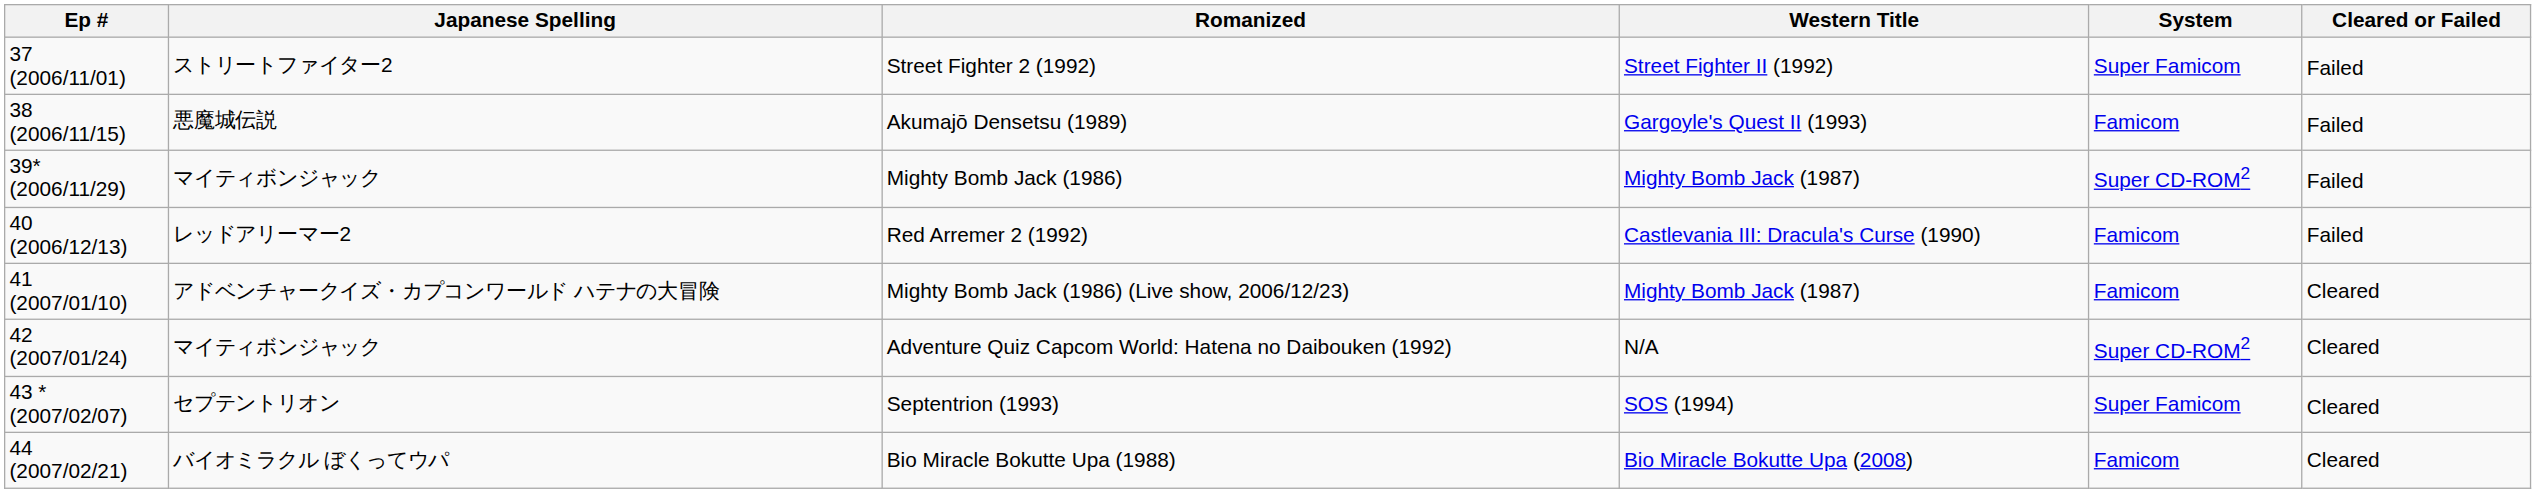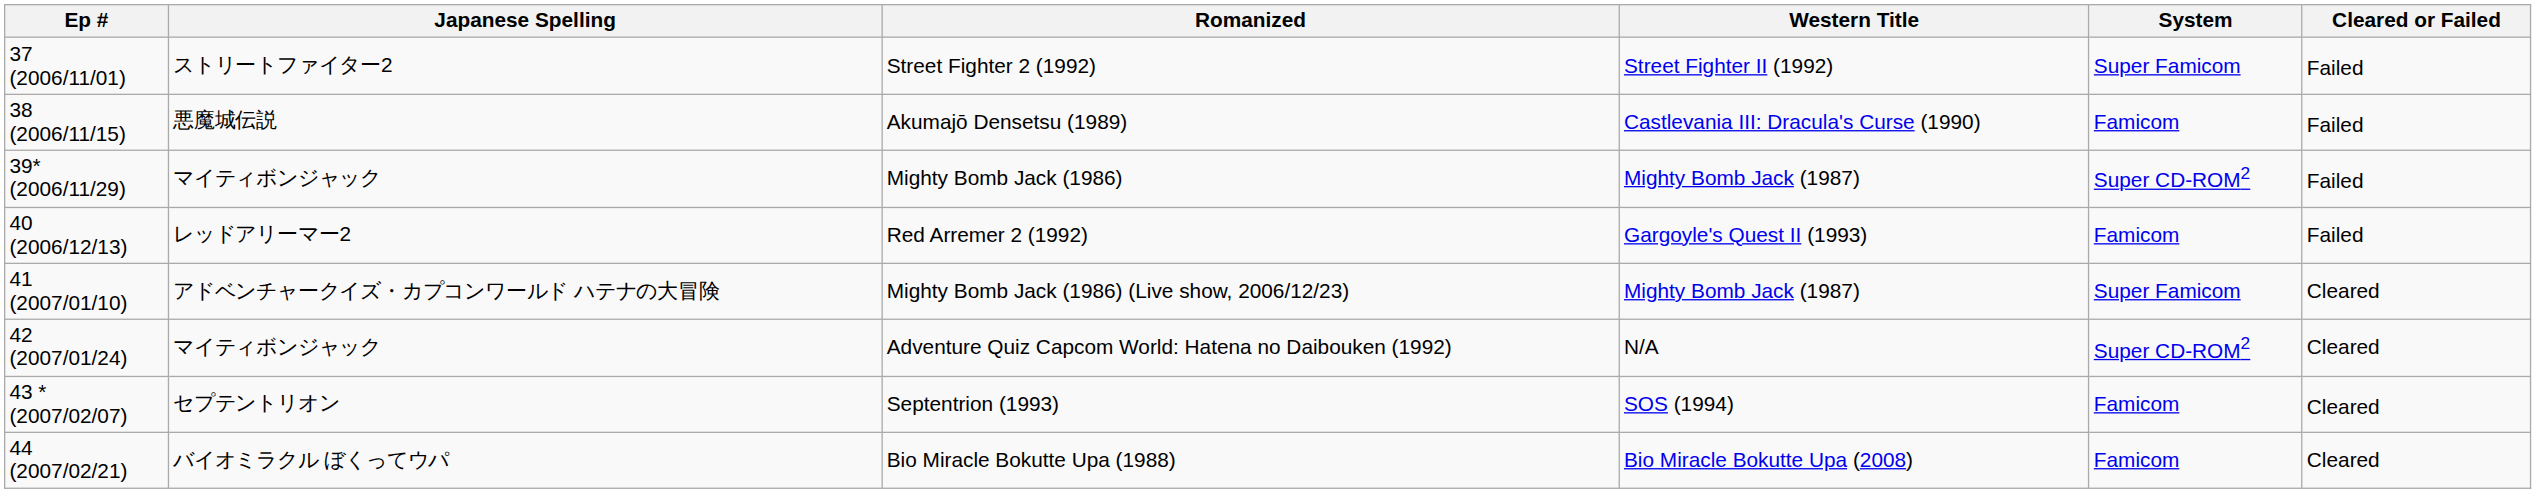(1746, 122) Gargoyle's Quest II (1993) -> (1802, 122) Castlevania III: Dracula's Curse (1990)
(1802, 234) Castlevania III: Dracula's Curse (1990) -> (1746, 234) Gargoyle's Quest II (1993)
(2137, 291) Famicom -> (2167, 291) Super Famicom
(2167, 404) Super Famicom -> (2137, 404) Famicom
